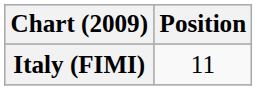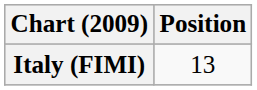(203, 64) 11 -> (203, 64) 13
